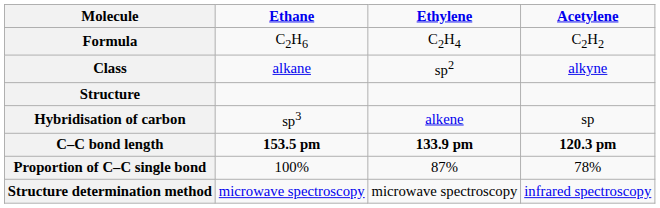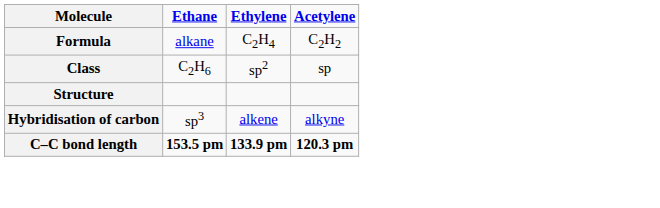(292, 41) C2H6 -> (195, 41) alkane
(292, 68) alkane -> (195, 68) C2H6
(588, 68) alkyne -> (325, 68) sp
(588, 119) sp -> (325, 119) alkyne
- row: (110, 168)
- row: (110, 191)
